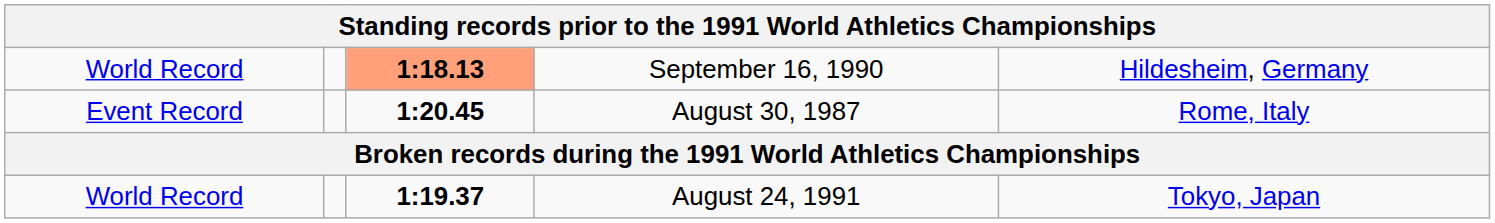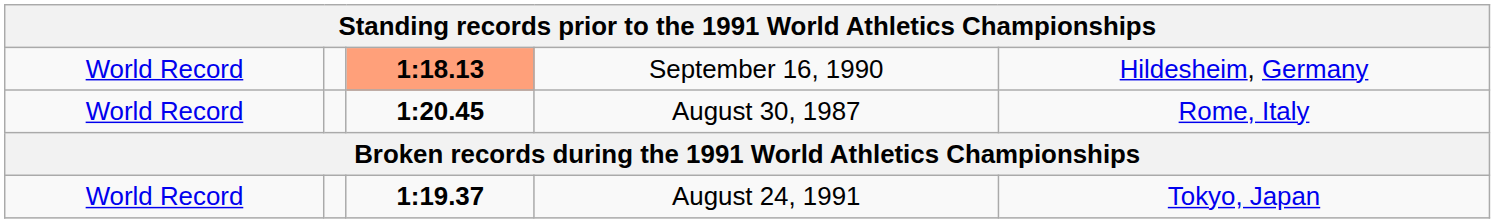(164, 110) Event Record -> (164, 110) World Record
